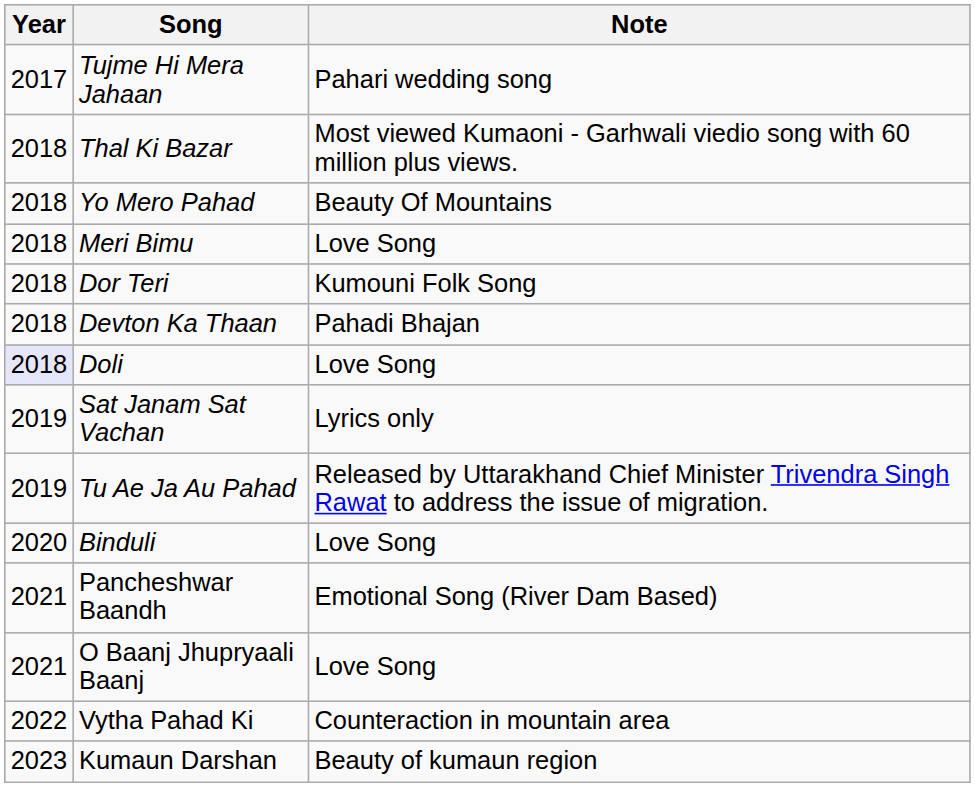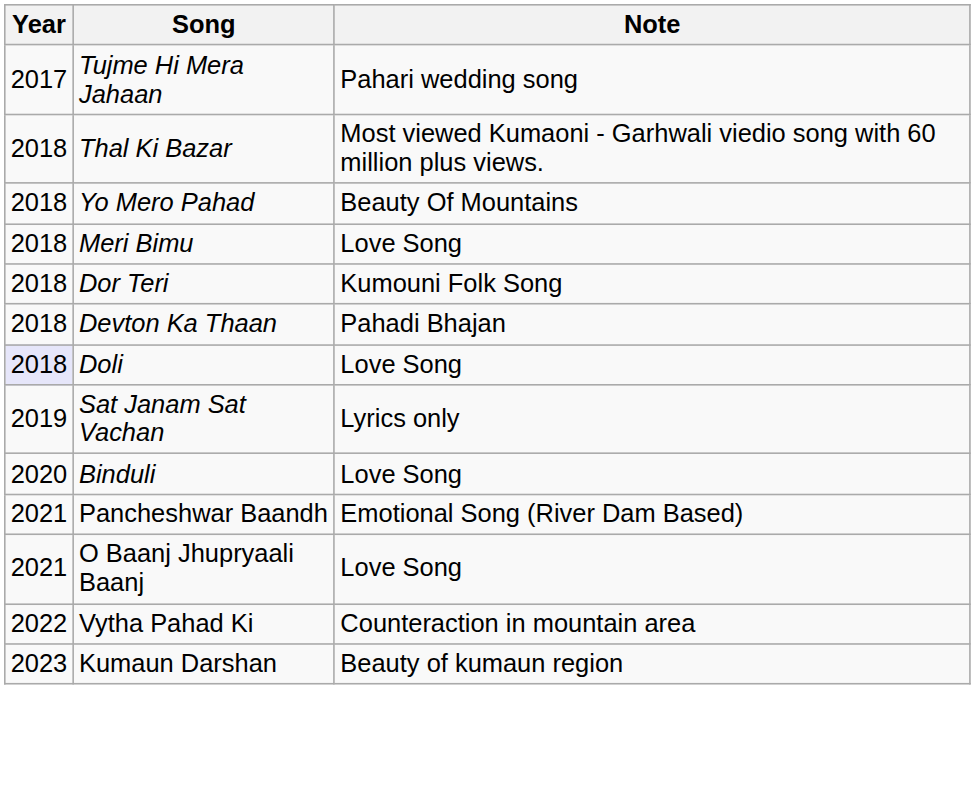- row: (187, 487)
